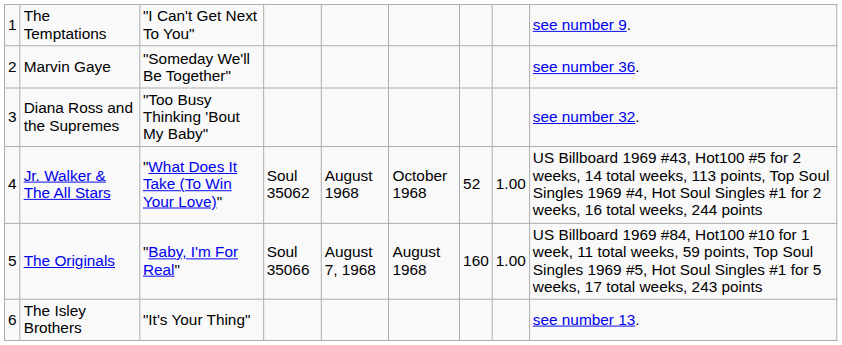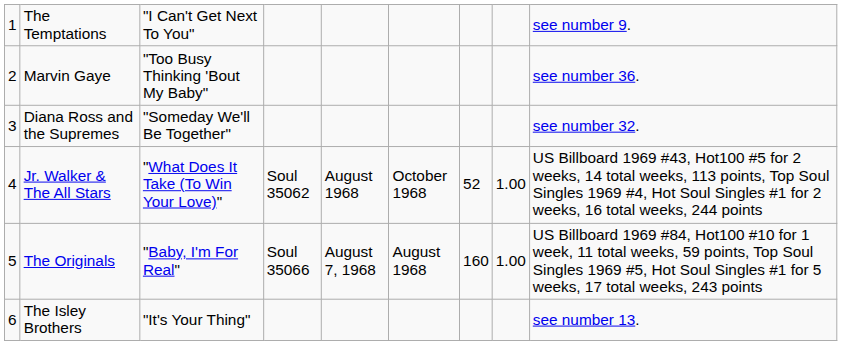(196, 66) "Someday We'll Be Together" -> (191, 75) "Too Busy Thinking 'Bout My Baby"
(191, 117) "Too Busy Thinking 'Bout My Baby" -> (196, 125) "Someday We'll Be Together"
